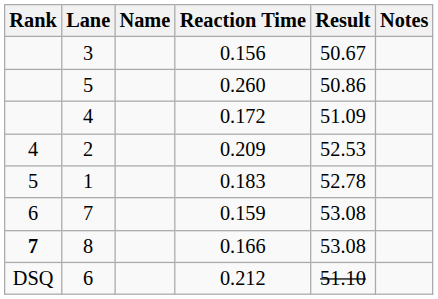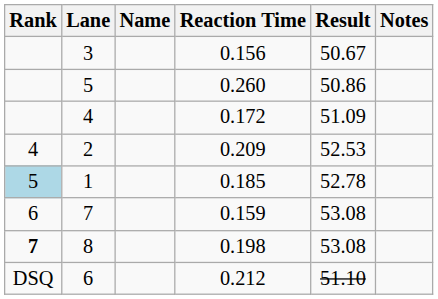(33, 181) no background -> (33, 181) lightblue background
(243, 181) 0.183 -> (243, 181) 0.185
(243, 246) 0.166 -> (243, 246) 0.198
